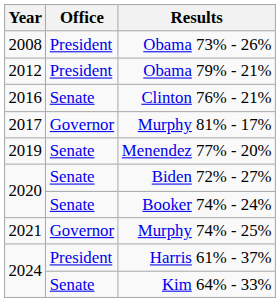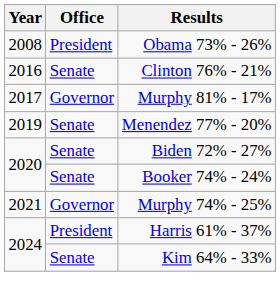- row: (207, 71)
